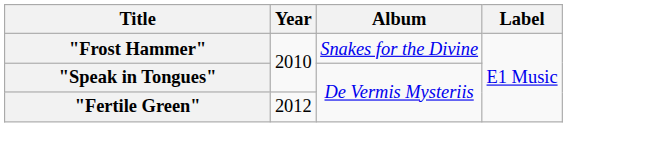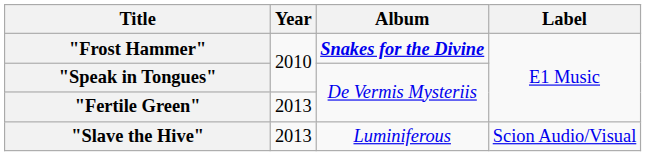(399, 48) normal -> (402, 48) bold
(293, 106) 2012 -> (293, 106) 2013
+ row: (138, 135)
